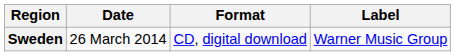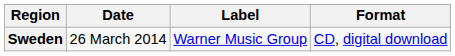columns swapped: (240, 16) <-> (381, 16)
